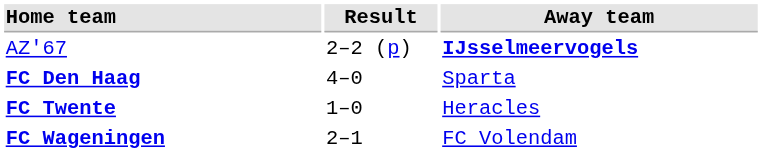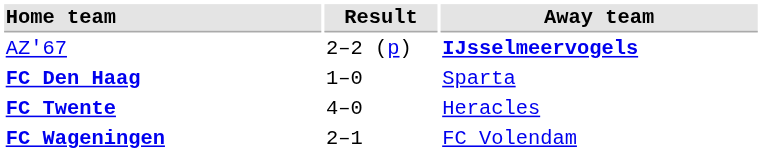(344, 79) 4–0 -> (344, 79) 1–0
(344, 109) 1–0 -> (344, 109) 4–0
